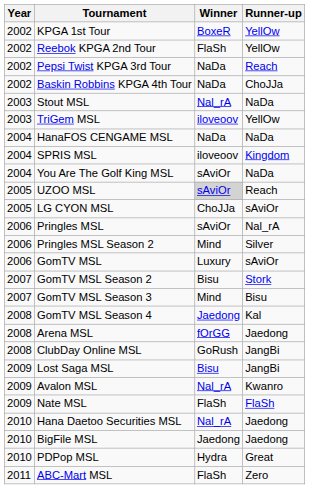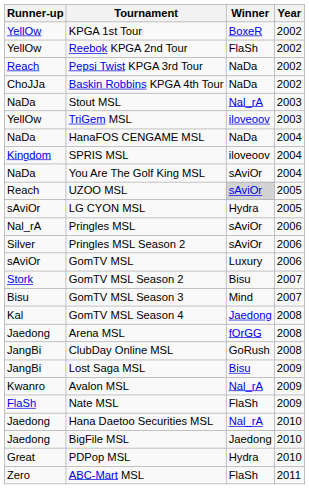columns swapped: (19, 13) <-> (273, 13)
(216, 208) ChoJJa -> (244, 208) Hydra
(209, 244) Mind -> (245, 244) sAviOr
